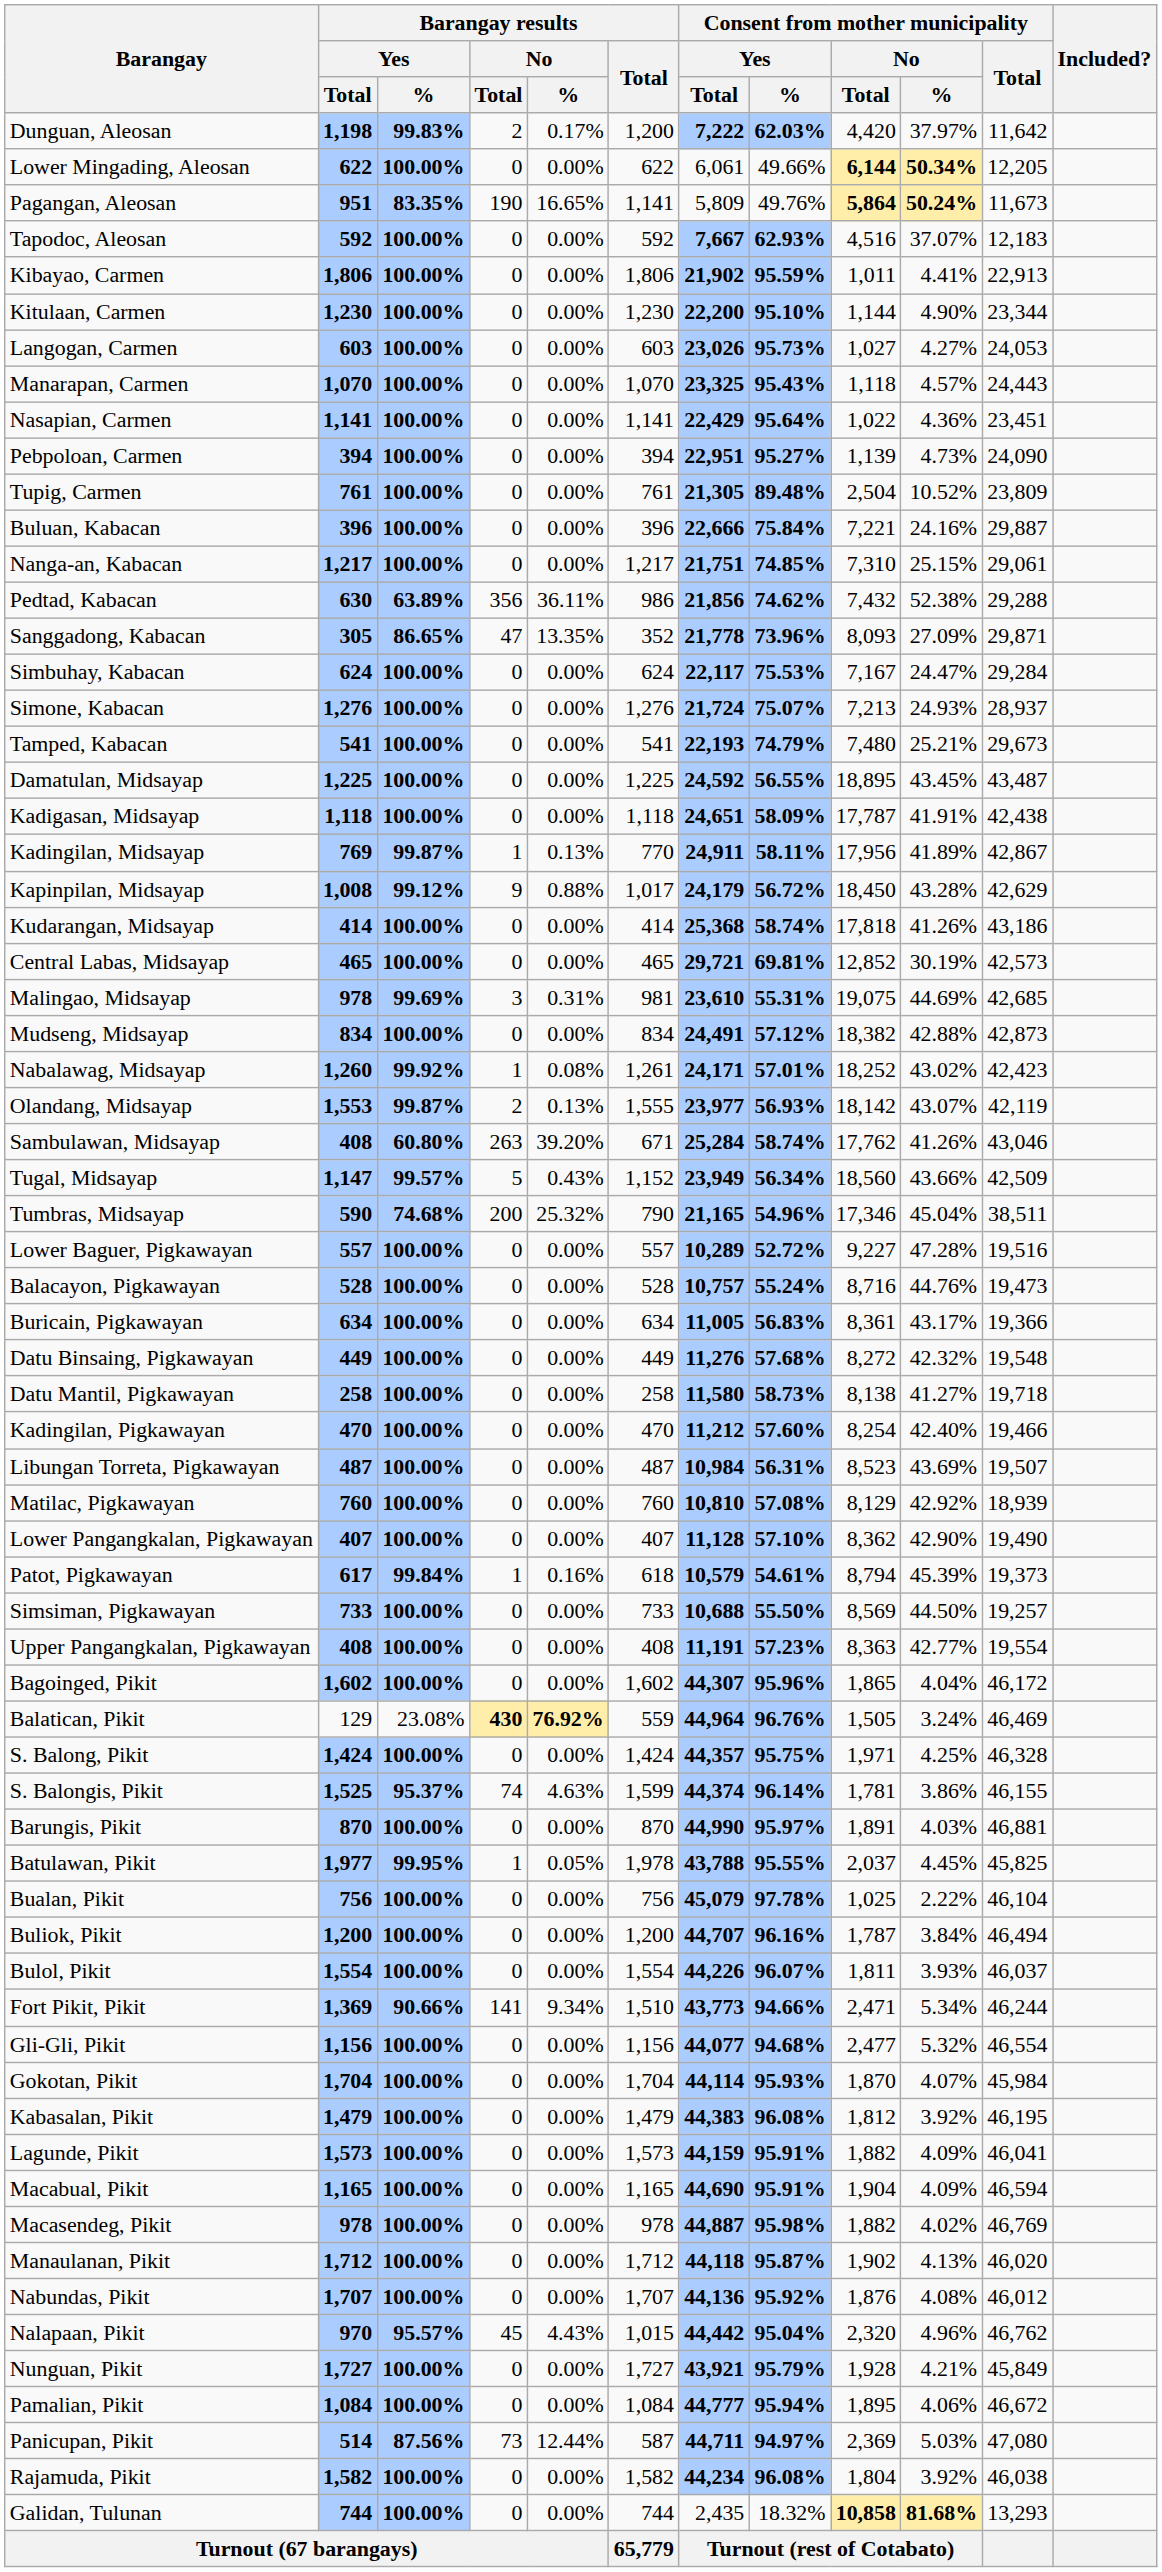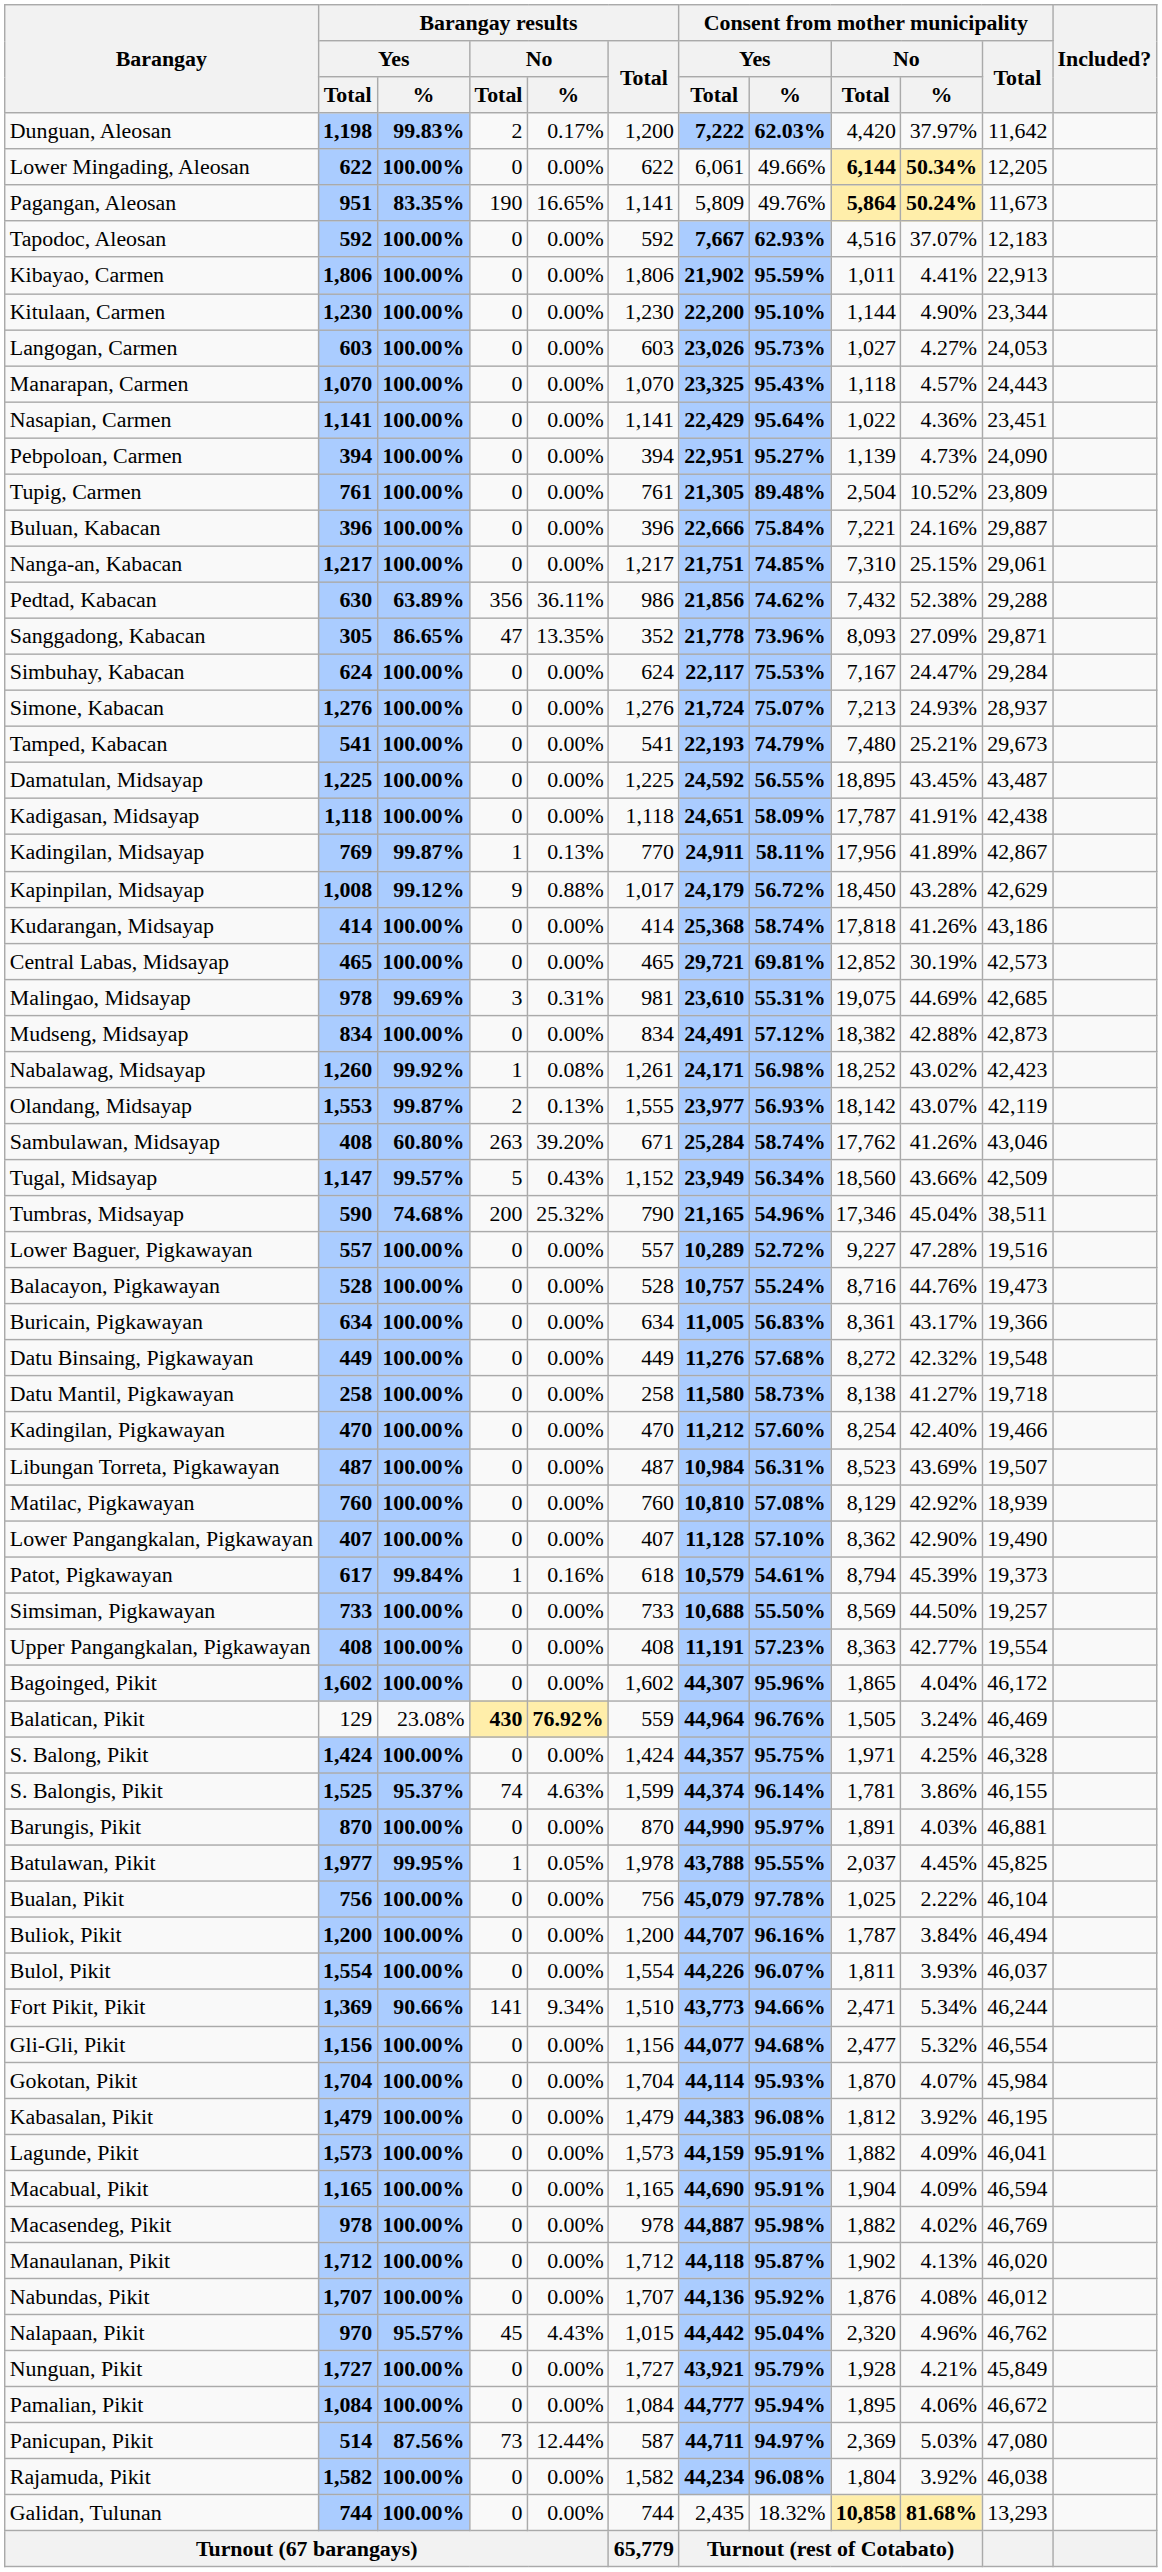(790, 1069) 57.01% -> (790, 1069) 56.98%
